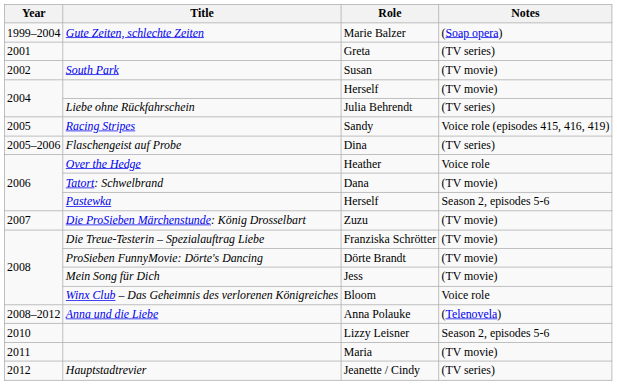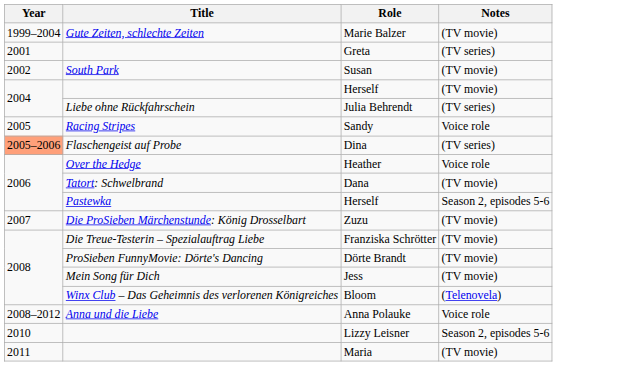(472, 32) (Soap opera) -> (470, 32) (TV movie)
(525, 126) Voice role (episodes 415, 416, 419) -> (466, 126) Voice role
(34, 145) no background -> (34, 145) lightsalmon background
(466, 295) Voice role -> (471, 295) (Telenovela)
(471, 314) (Telenovela) -> (466, 314) Voice role
- row: (106, 370)
